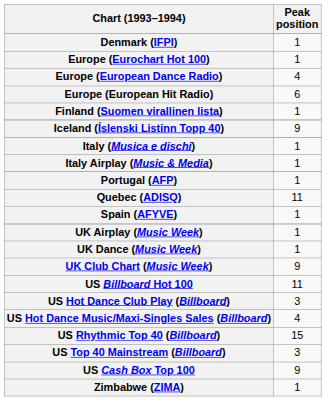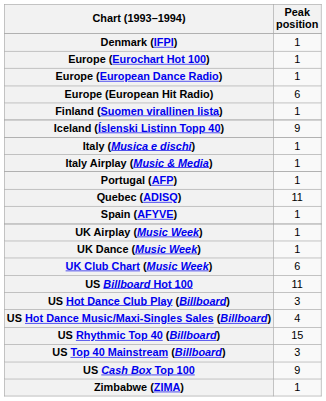(297, 77) 4 -> (297, 77) 1
(297, 266) 9 -> (297, 266) 6
